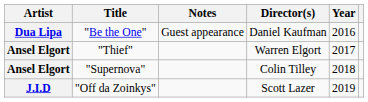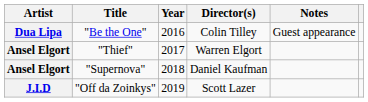columns swapped: (344, 13) <-> (202, 13)
(288, 32) Daniel Kaufman -> (229, 32) Colin Tilley
(288, 69) Colin Tilley -> (229, 69) Daniel Kaufman
